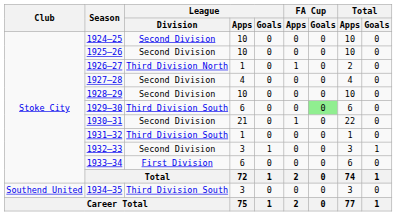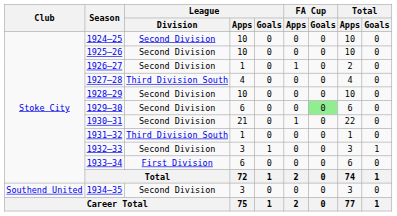(177, 66) Third Division North -> (177, 66) Second Division
(177, 80) Second Division -> (177, 80) Third Division South
(177, 108) Third Division South -> (177, 108) Second Division
(177, 190) Third Division South -> (177, 190) Second Division
